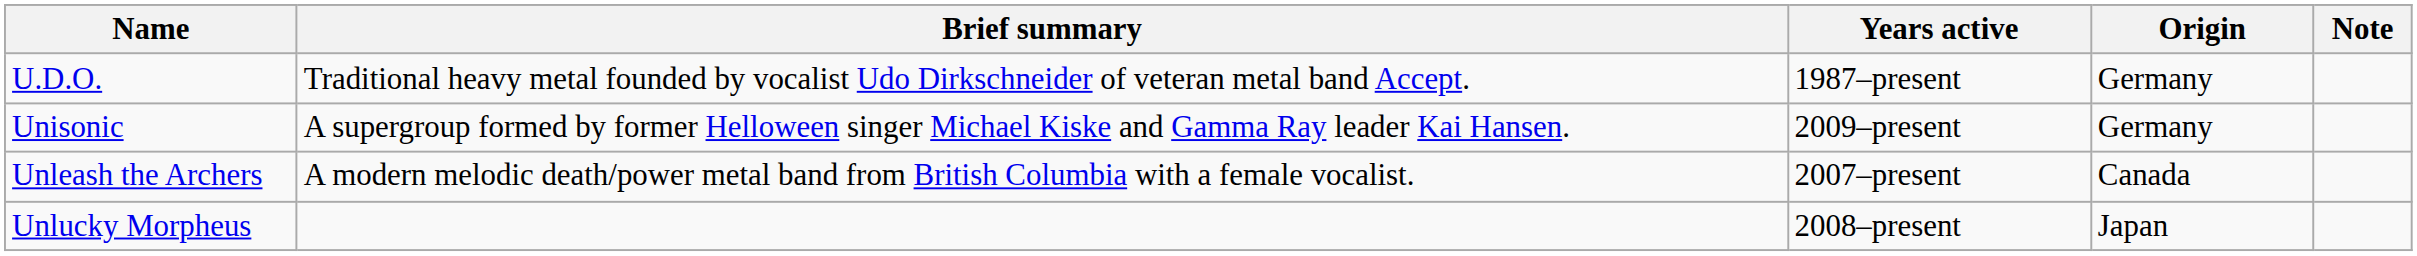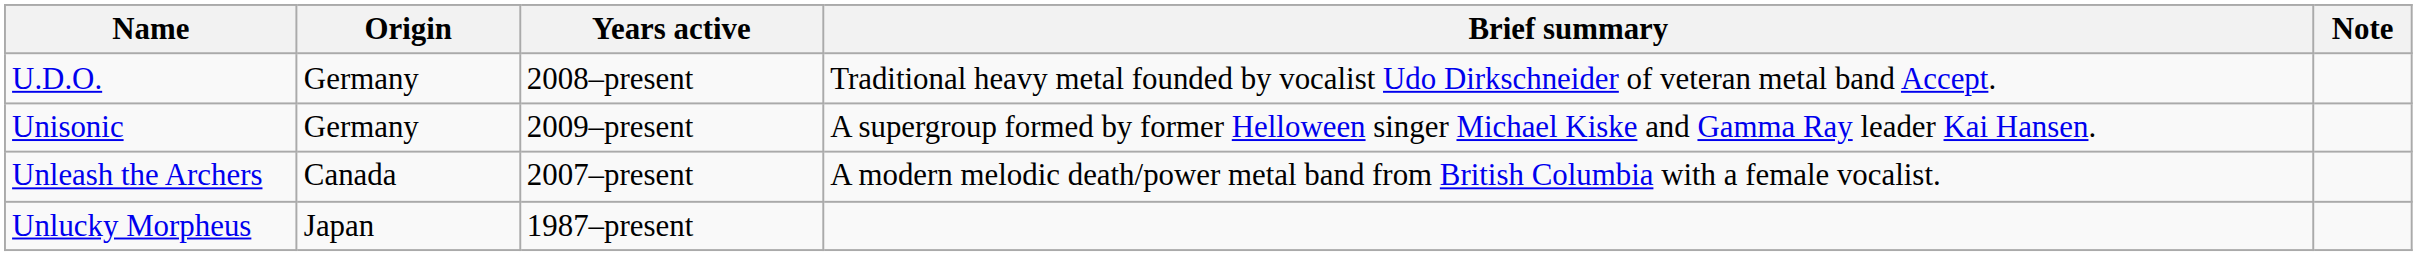columns swapped: (2202, 28) <-> (1042, 28)
(1878, 77) 1987–present -> (610, 77) 2008–present
(1878, 224) 2008–present -> (610, 224) 1987–present
